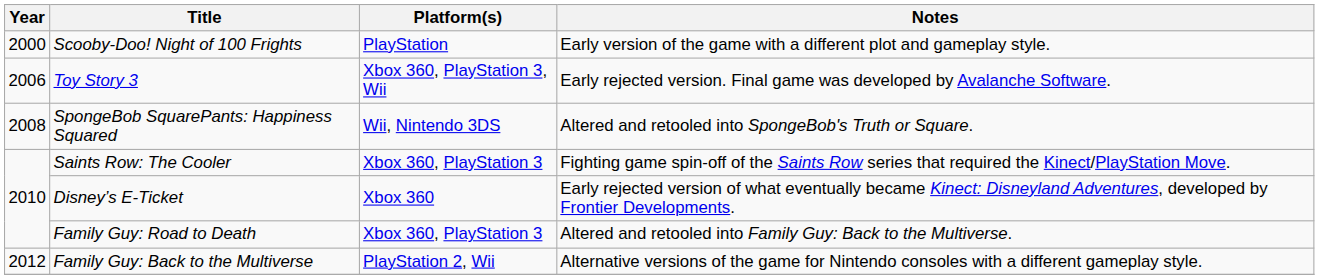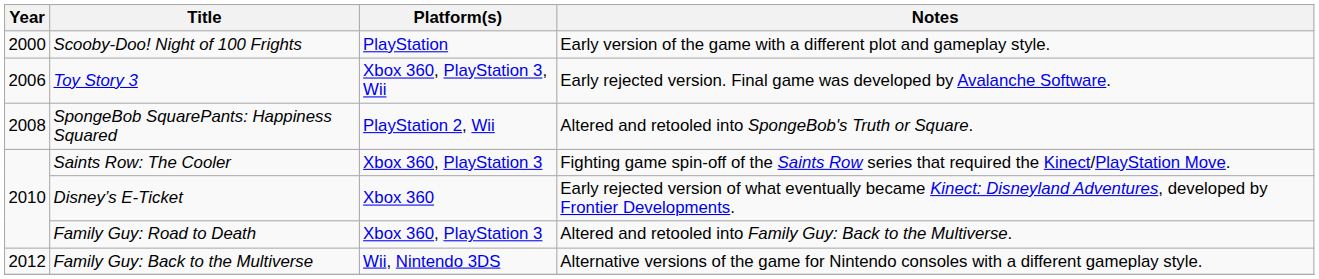(432, 126) Wii, Nintendo 3DS -> (429, 126) PlayStation 2, Wii
(429, 261) PlayStation 2, Wii -> (432, 261) Wii, Nintendo 3DS
